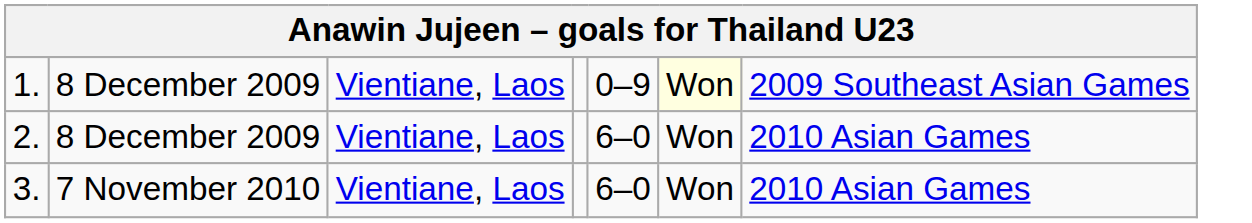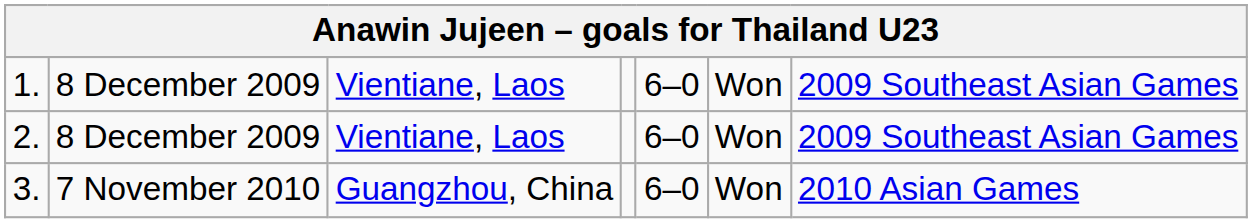(623, 83) 0–9 -> (672, 83) 6–0
(700, 83) lightyellow background -> (749, 83) no background
(890, 136) 2010 Asian Games -> (1018, 136) 2009 Southeast Asian Games
(450, 189) Vientiane, Laos -> (474, 189) Guangzhou, China
